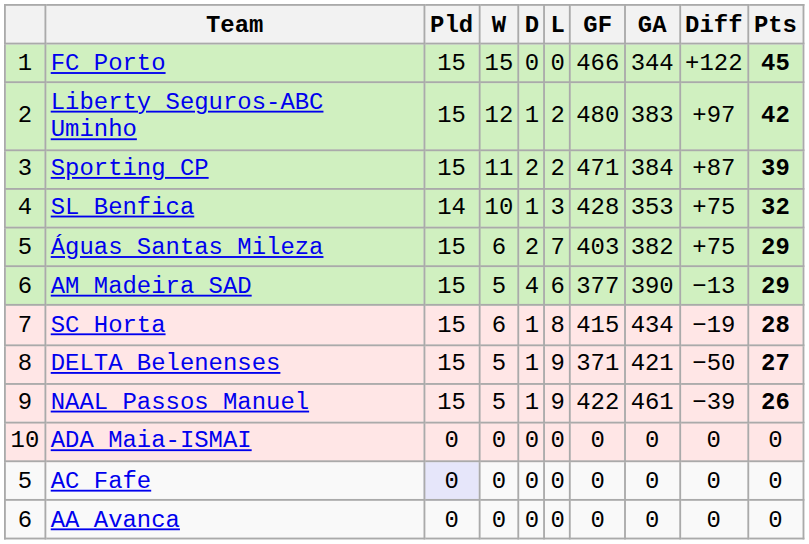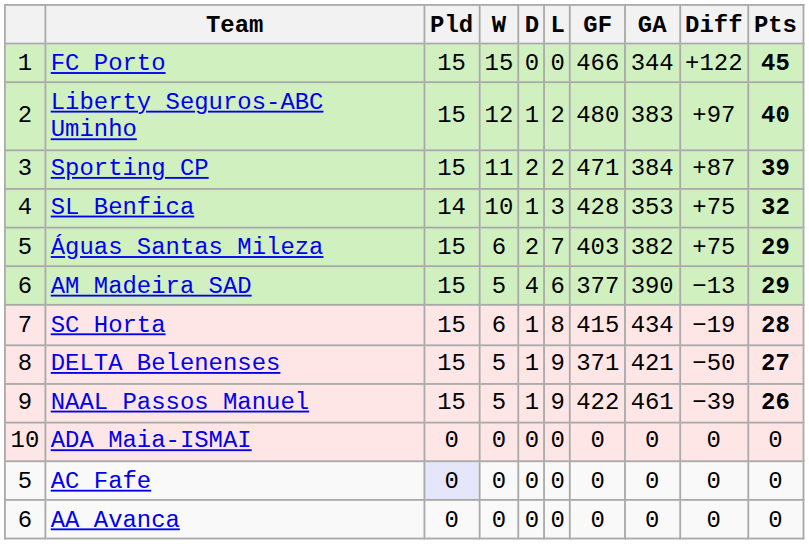(775, 116) 42 -> (775, 116) 40
